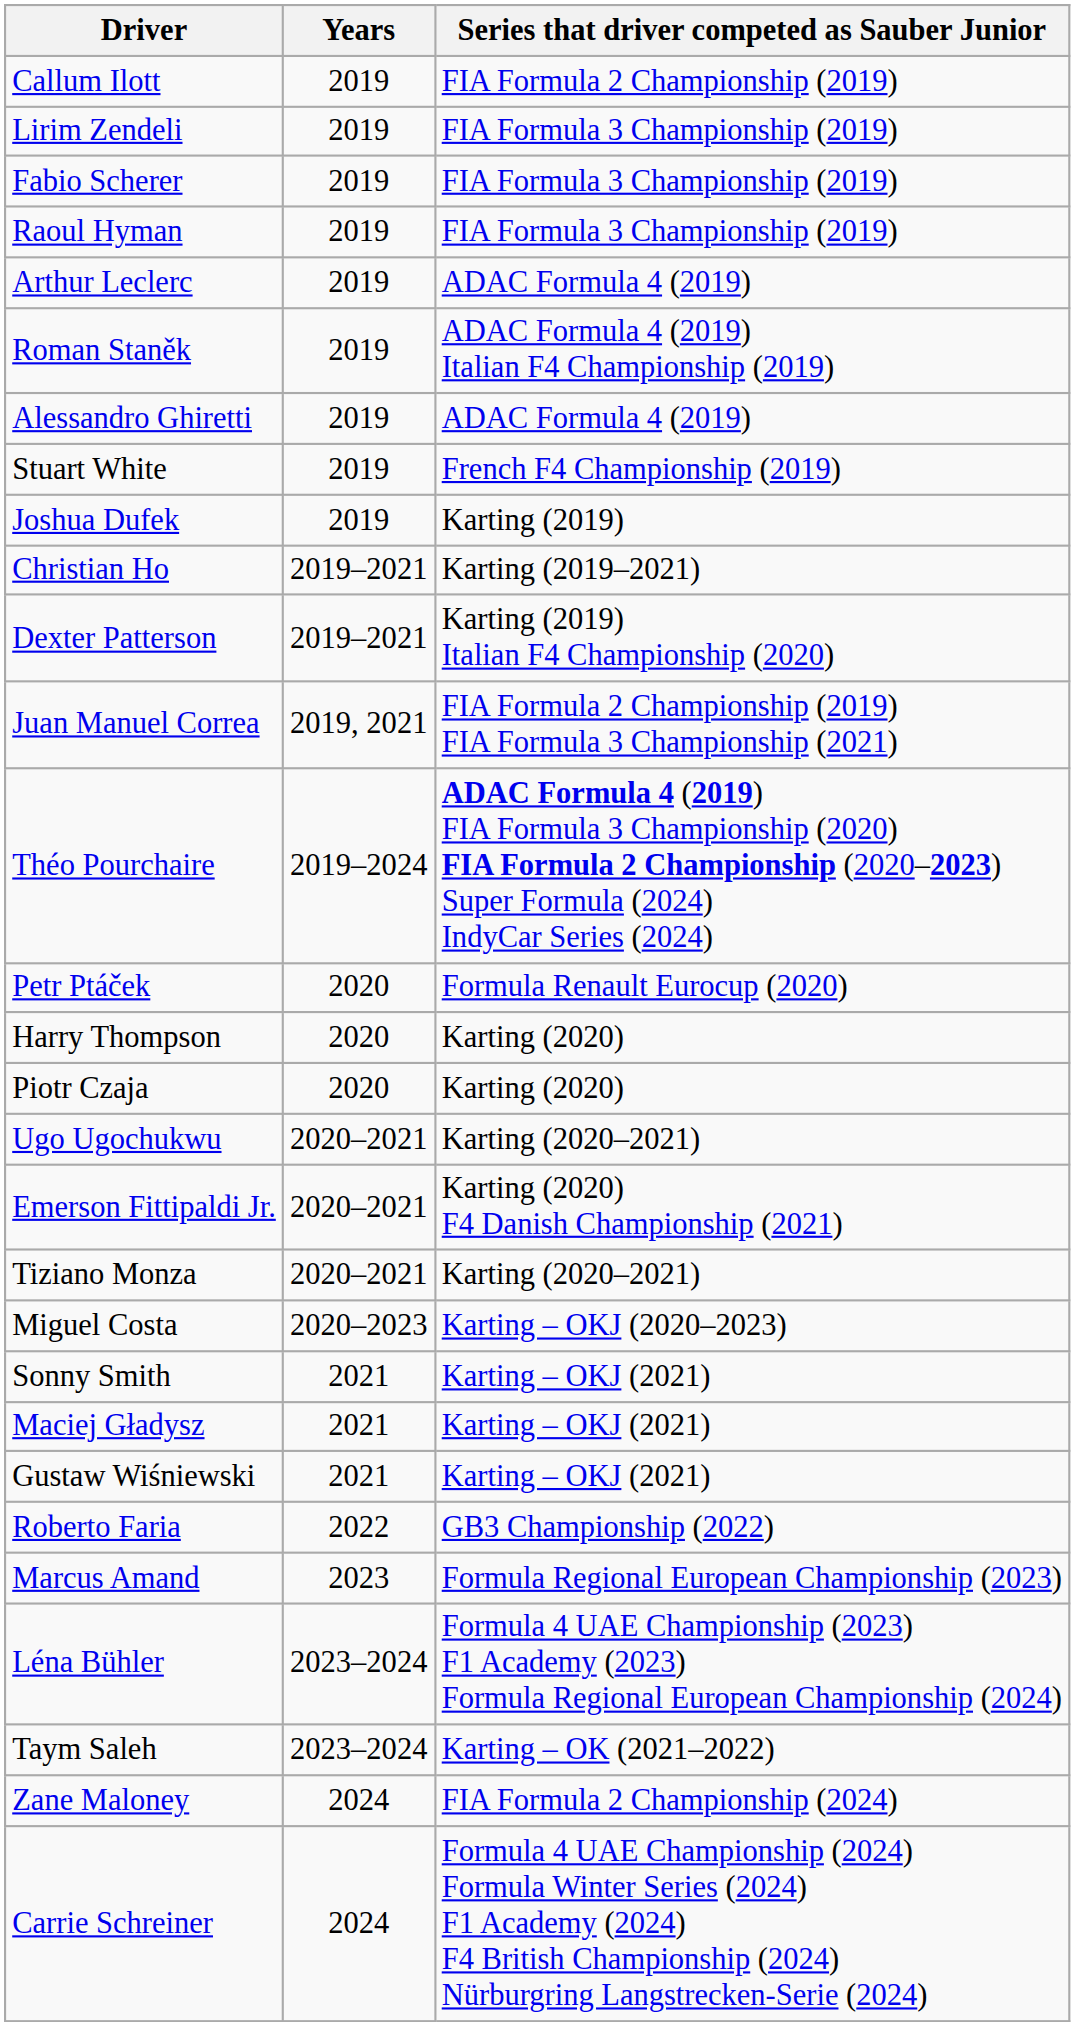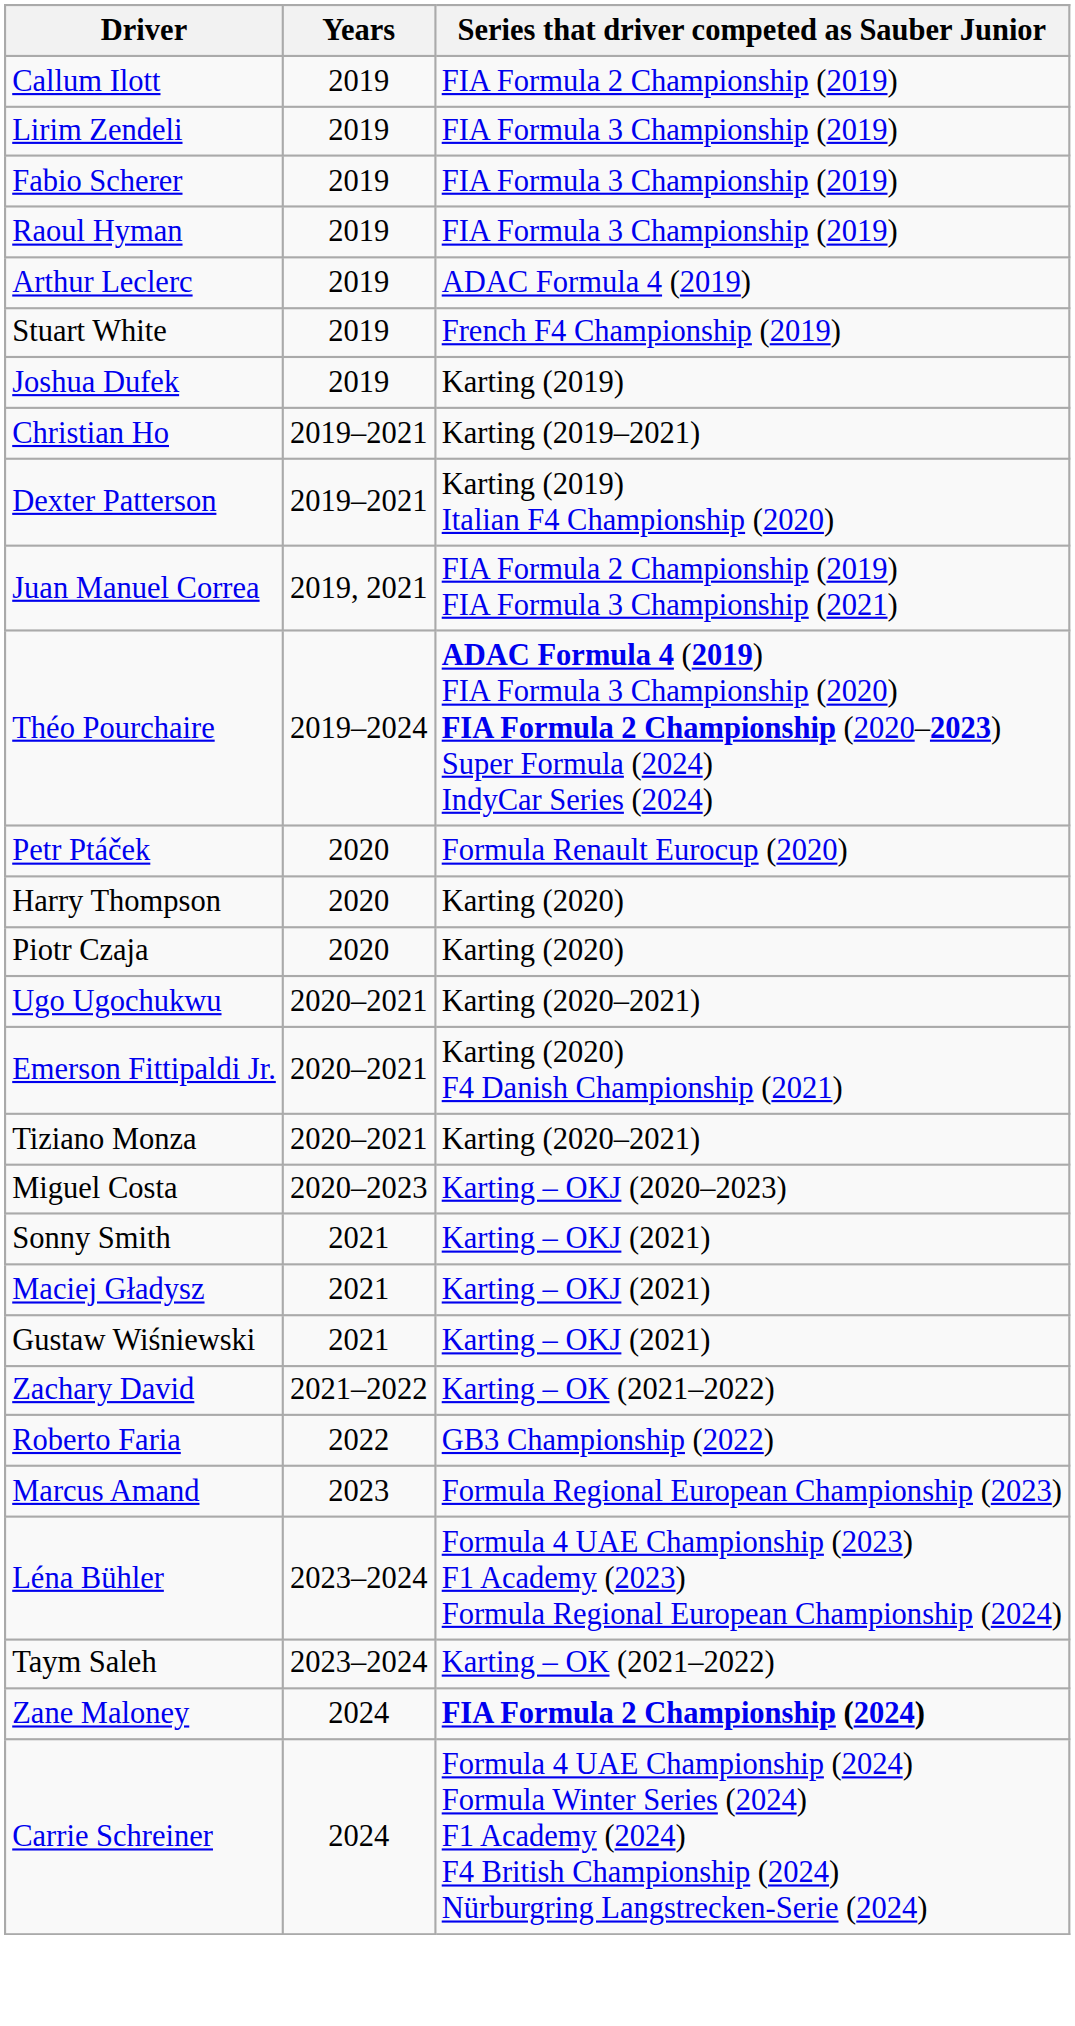- row: (102, 350)
- row: (132, 418)
+ row: (103, 1390)
(670, 1800) normal -> (683, 1713) bold
